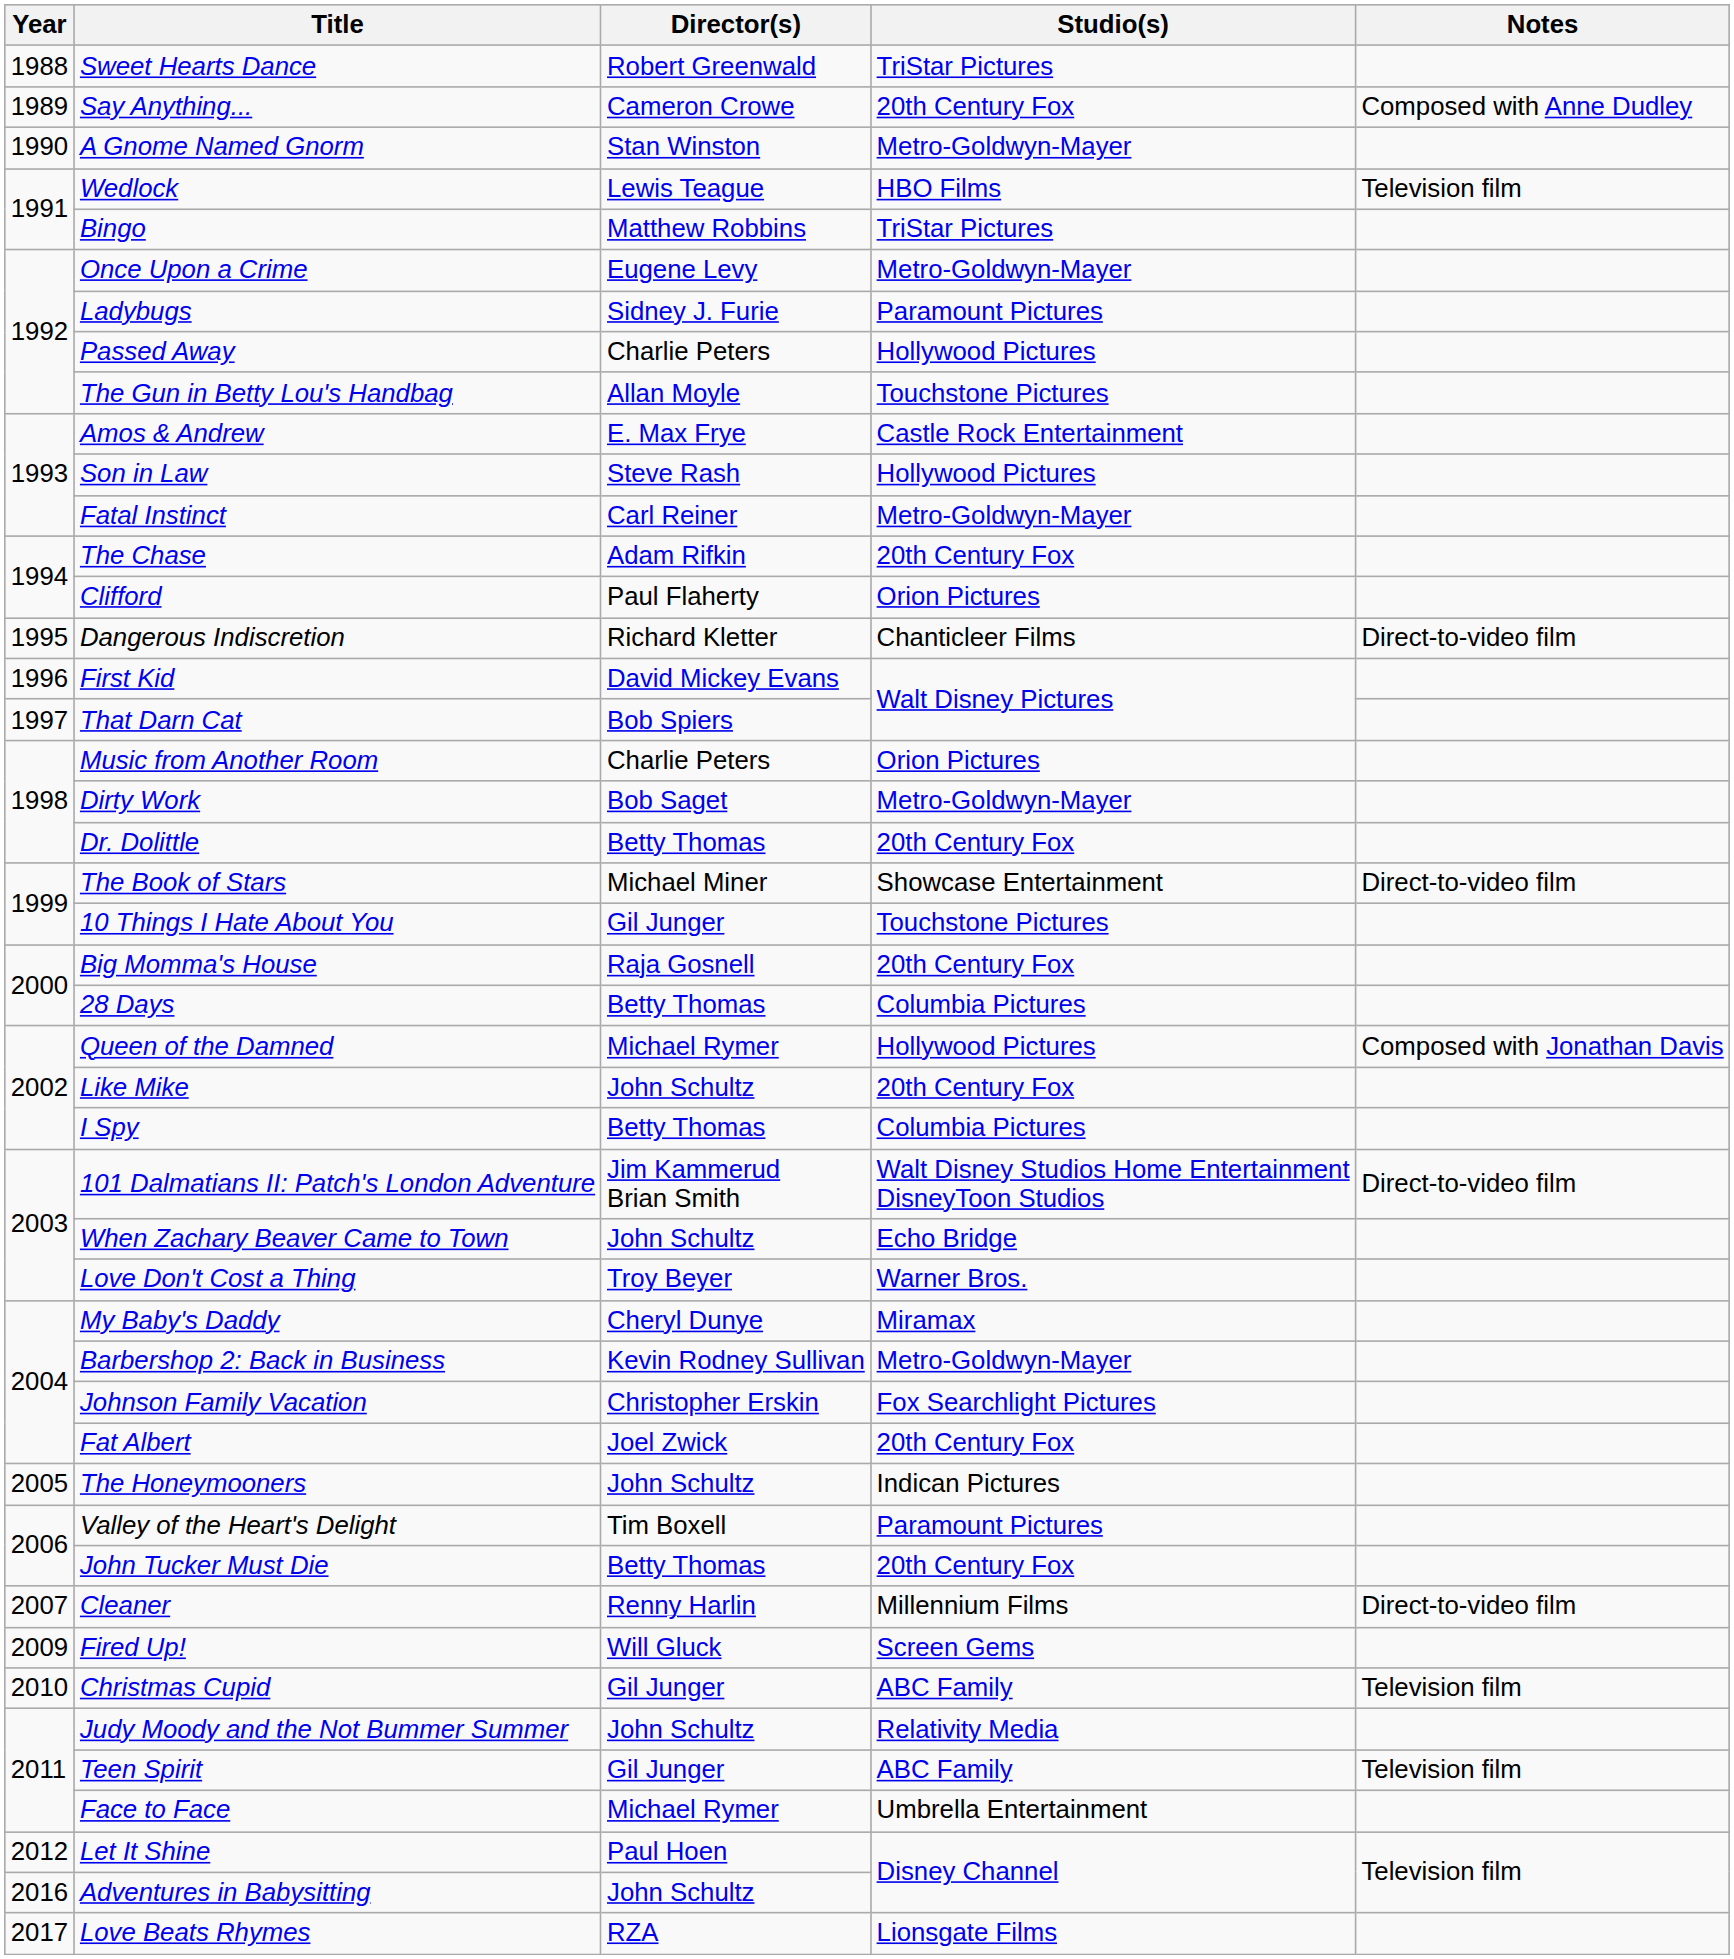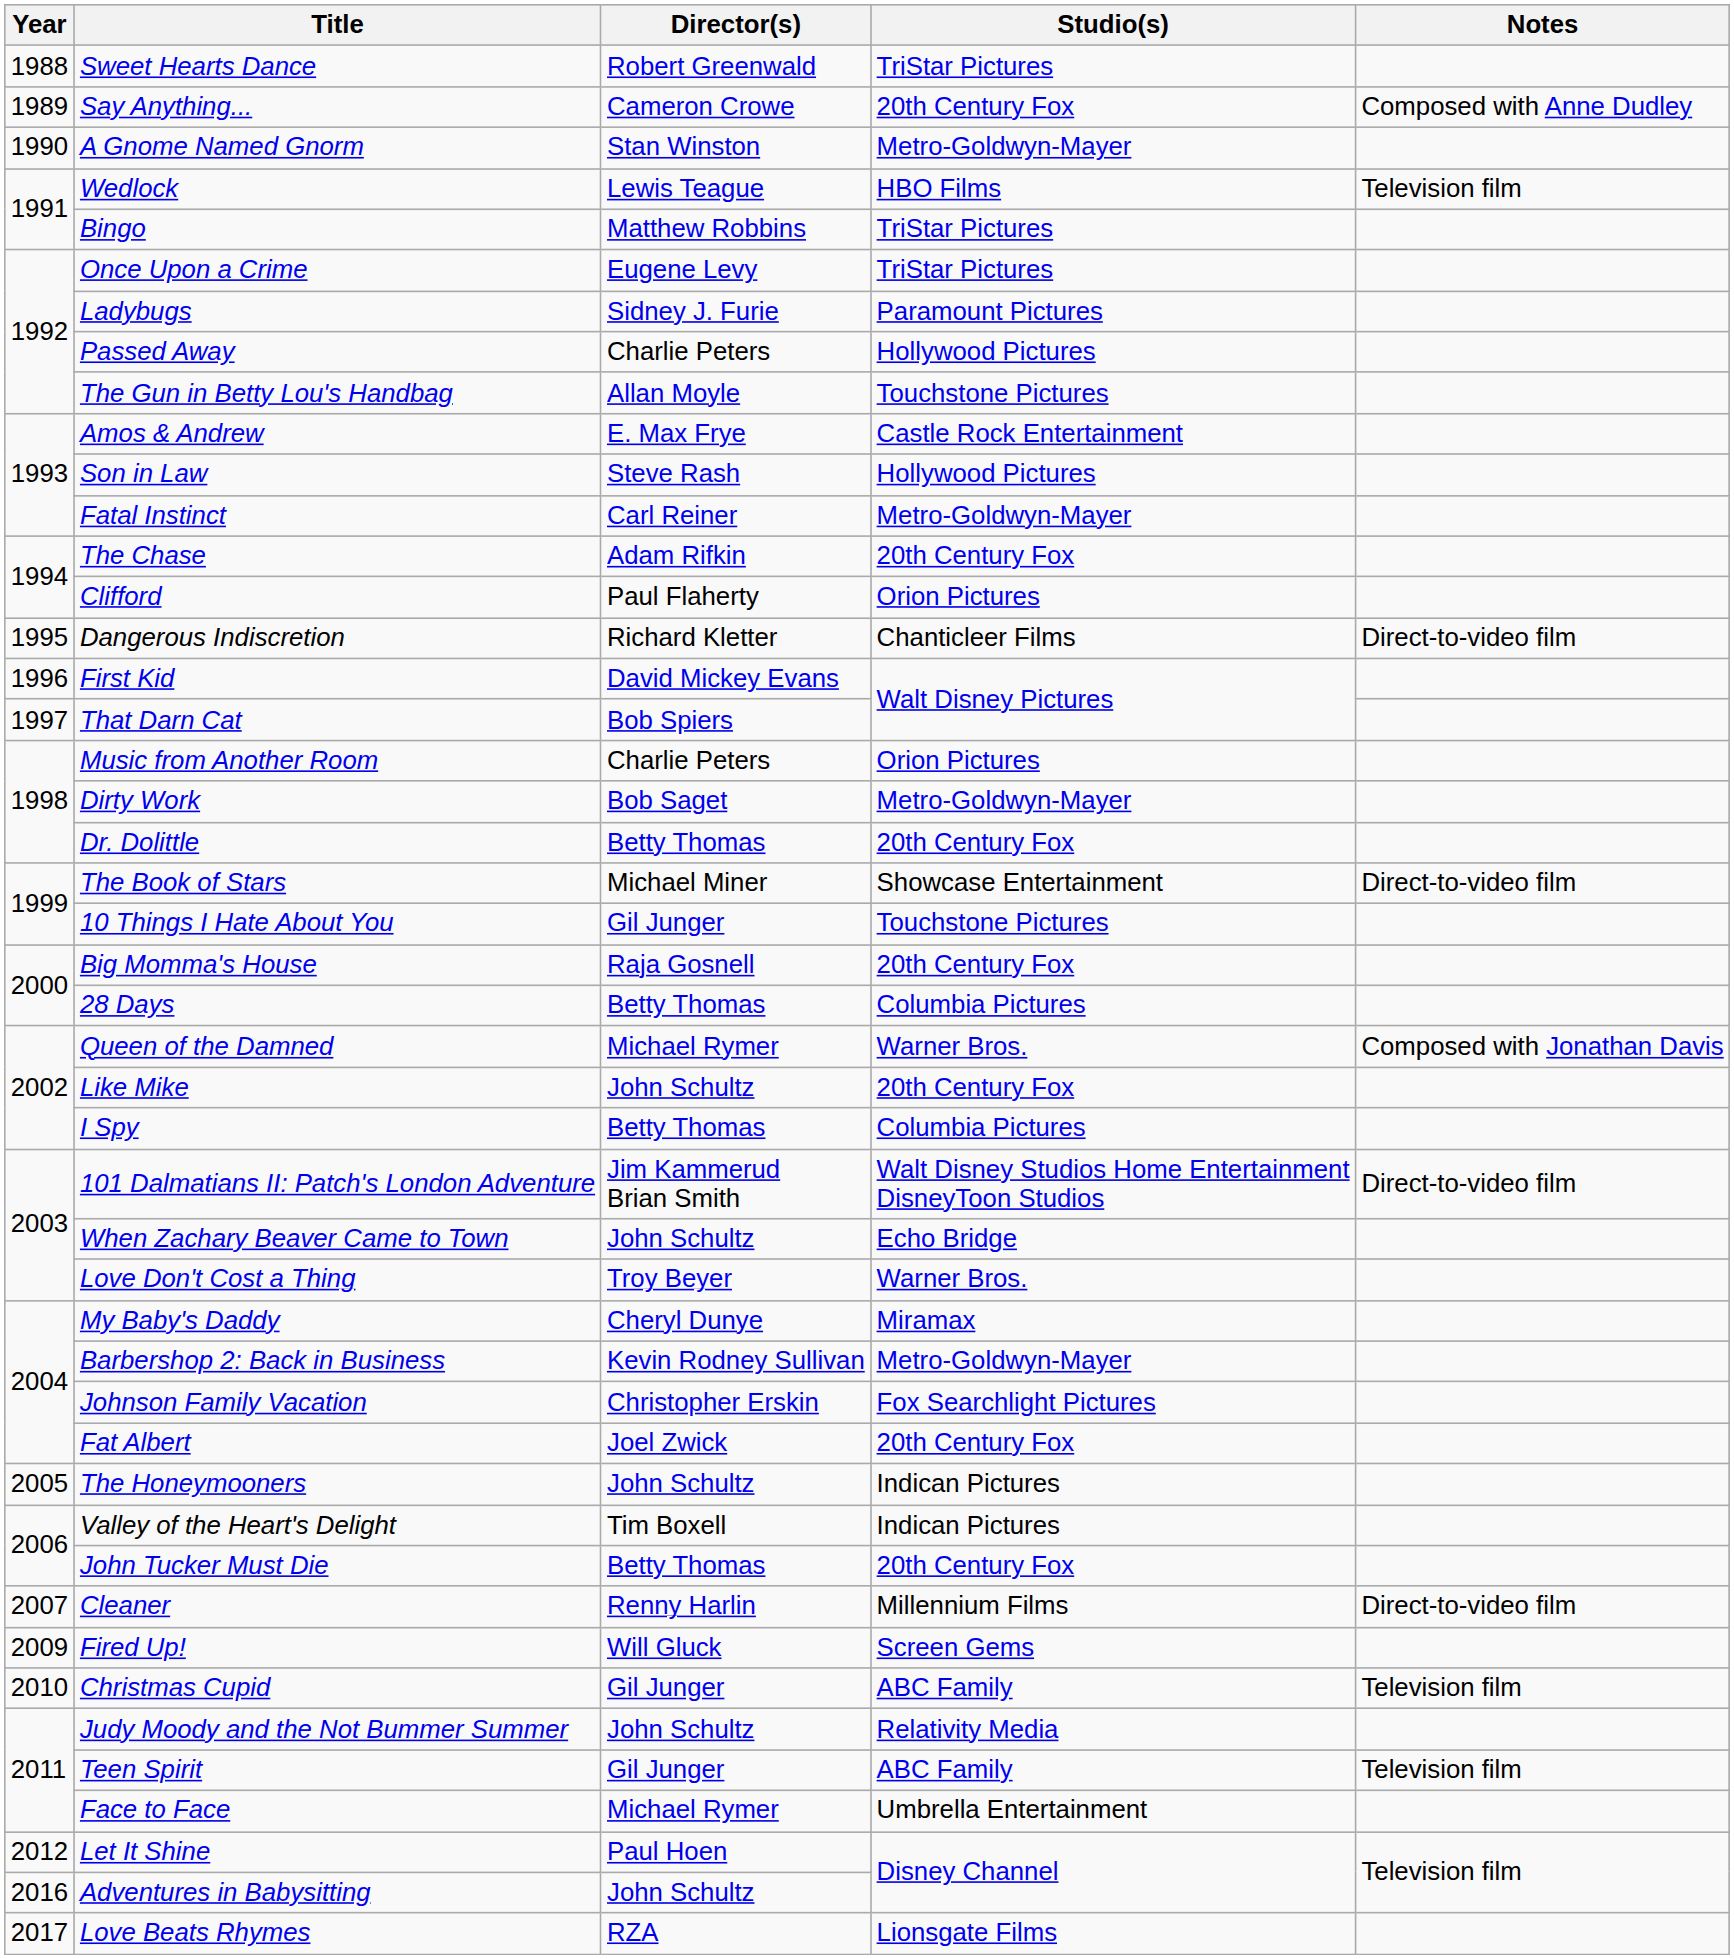(1004, 270) Metro-Goldwyn-Mayer -> (965, 270) TriStar Pictures
(986, 1046) Hollywood Pictures -> (952, 1046) Warner Bros.
(990, 1524) Paramount Pictures -> (968, 1524) Indican Pictures
